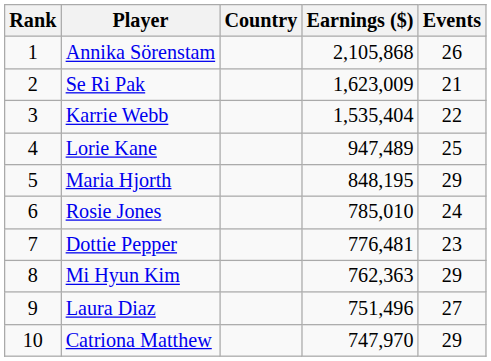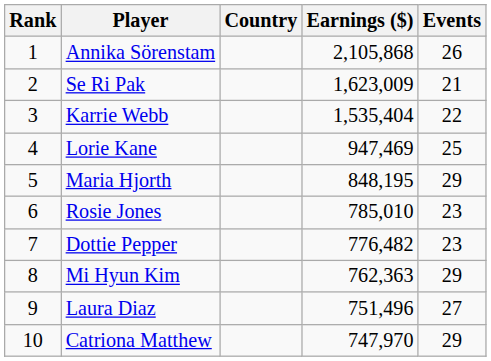(381, 148) 947,489 -> (381, 148) 947,469
(452, 212) 24 -> (452, 212) 23
(381, 244) 776,481 -> (381, 244) 776,482
